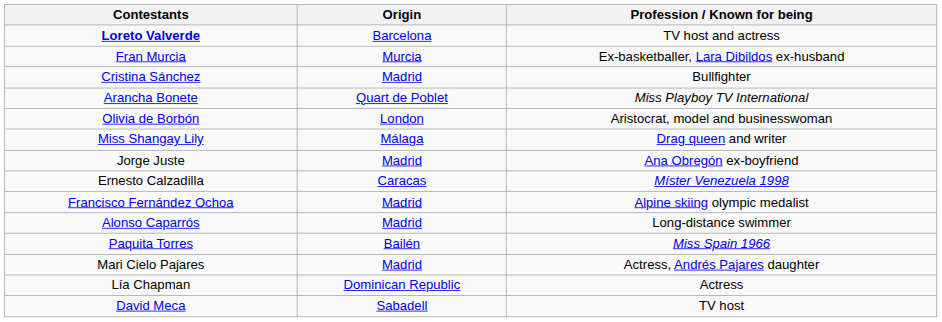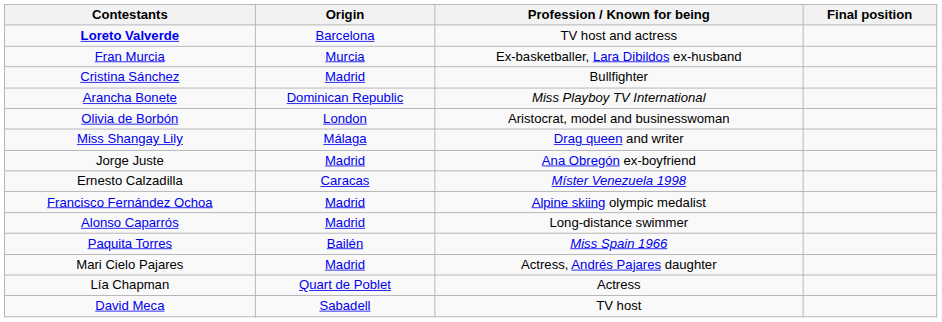+ column: (870, 14)
(402, 98) Quart de Poblet -> (345, 98) Dominican Republic
(402, 285) Dominican Republic -> (345, 285) Quart de Poblet
